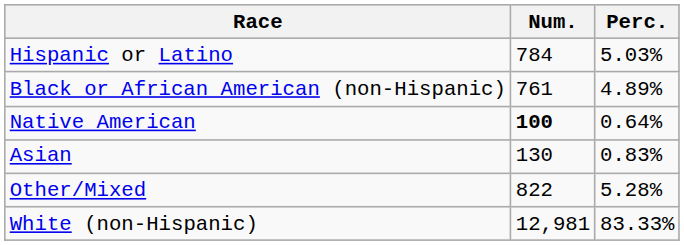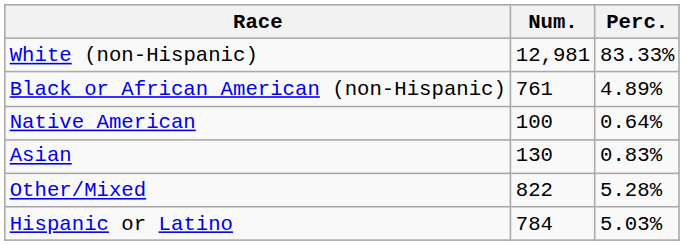rows swapped: (134, 224) <-> (121, 55)
(534, 123) bold -> (534, 123) normal
